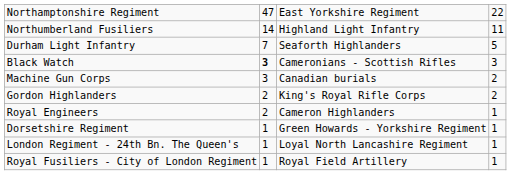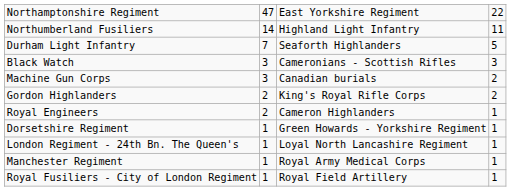(265, 62) bold -> (265, 62) normal
+ row: (65, 161)
